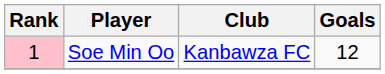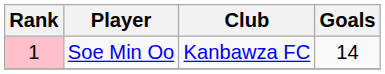(348, 52) 12 -> (348, 52) 14
